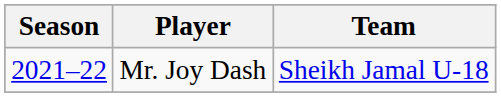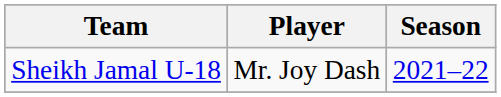columns swapped: (59, 26) <-> (384, 26)
